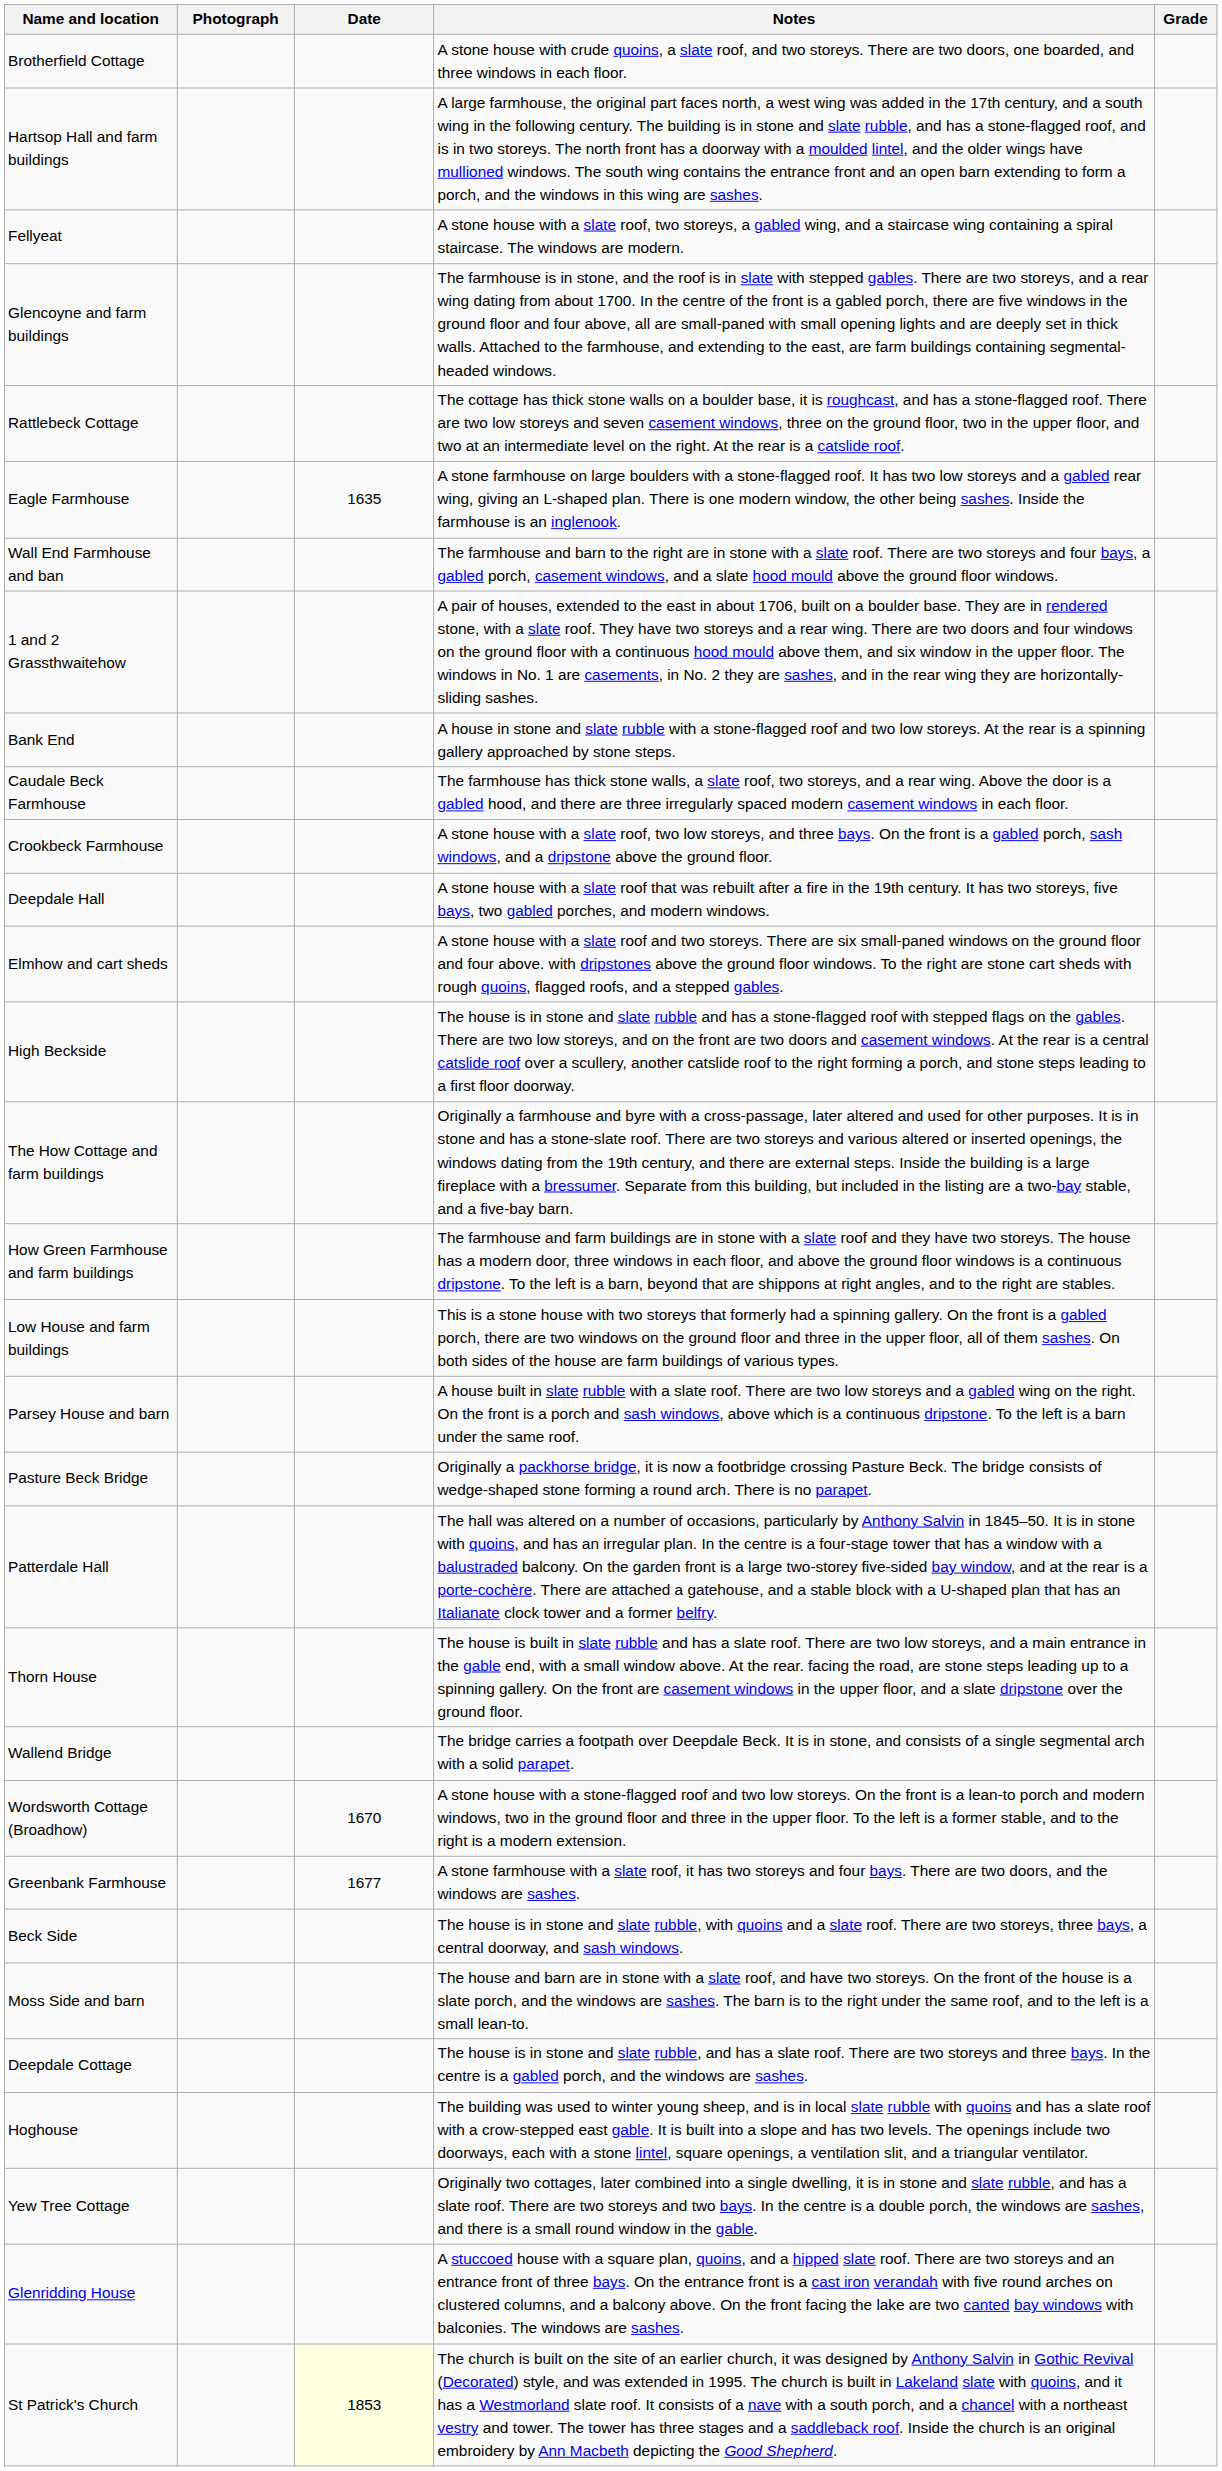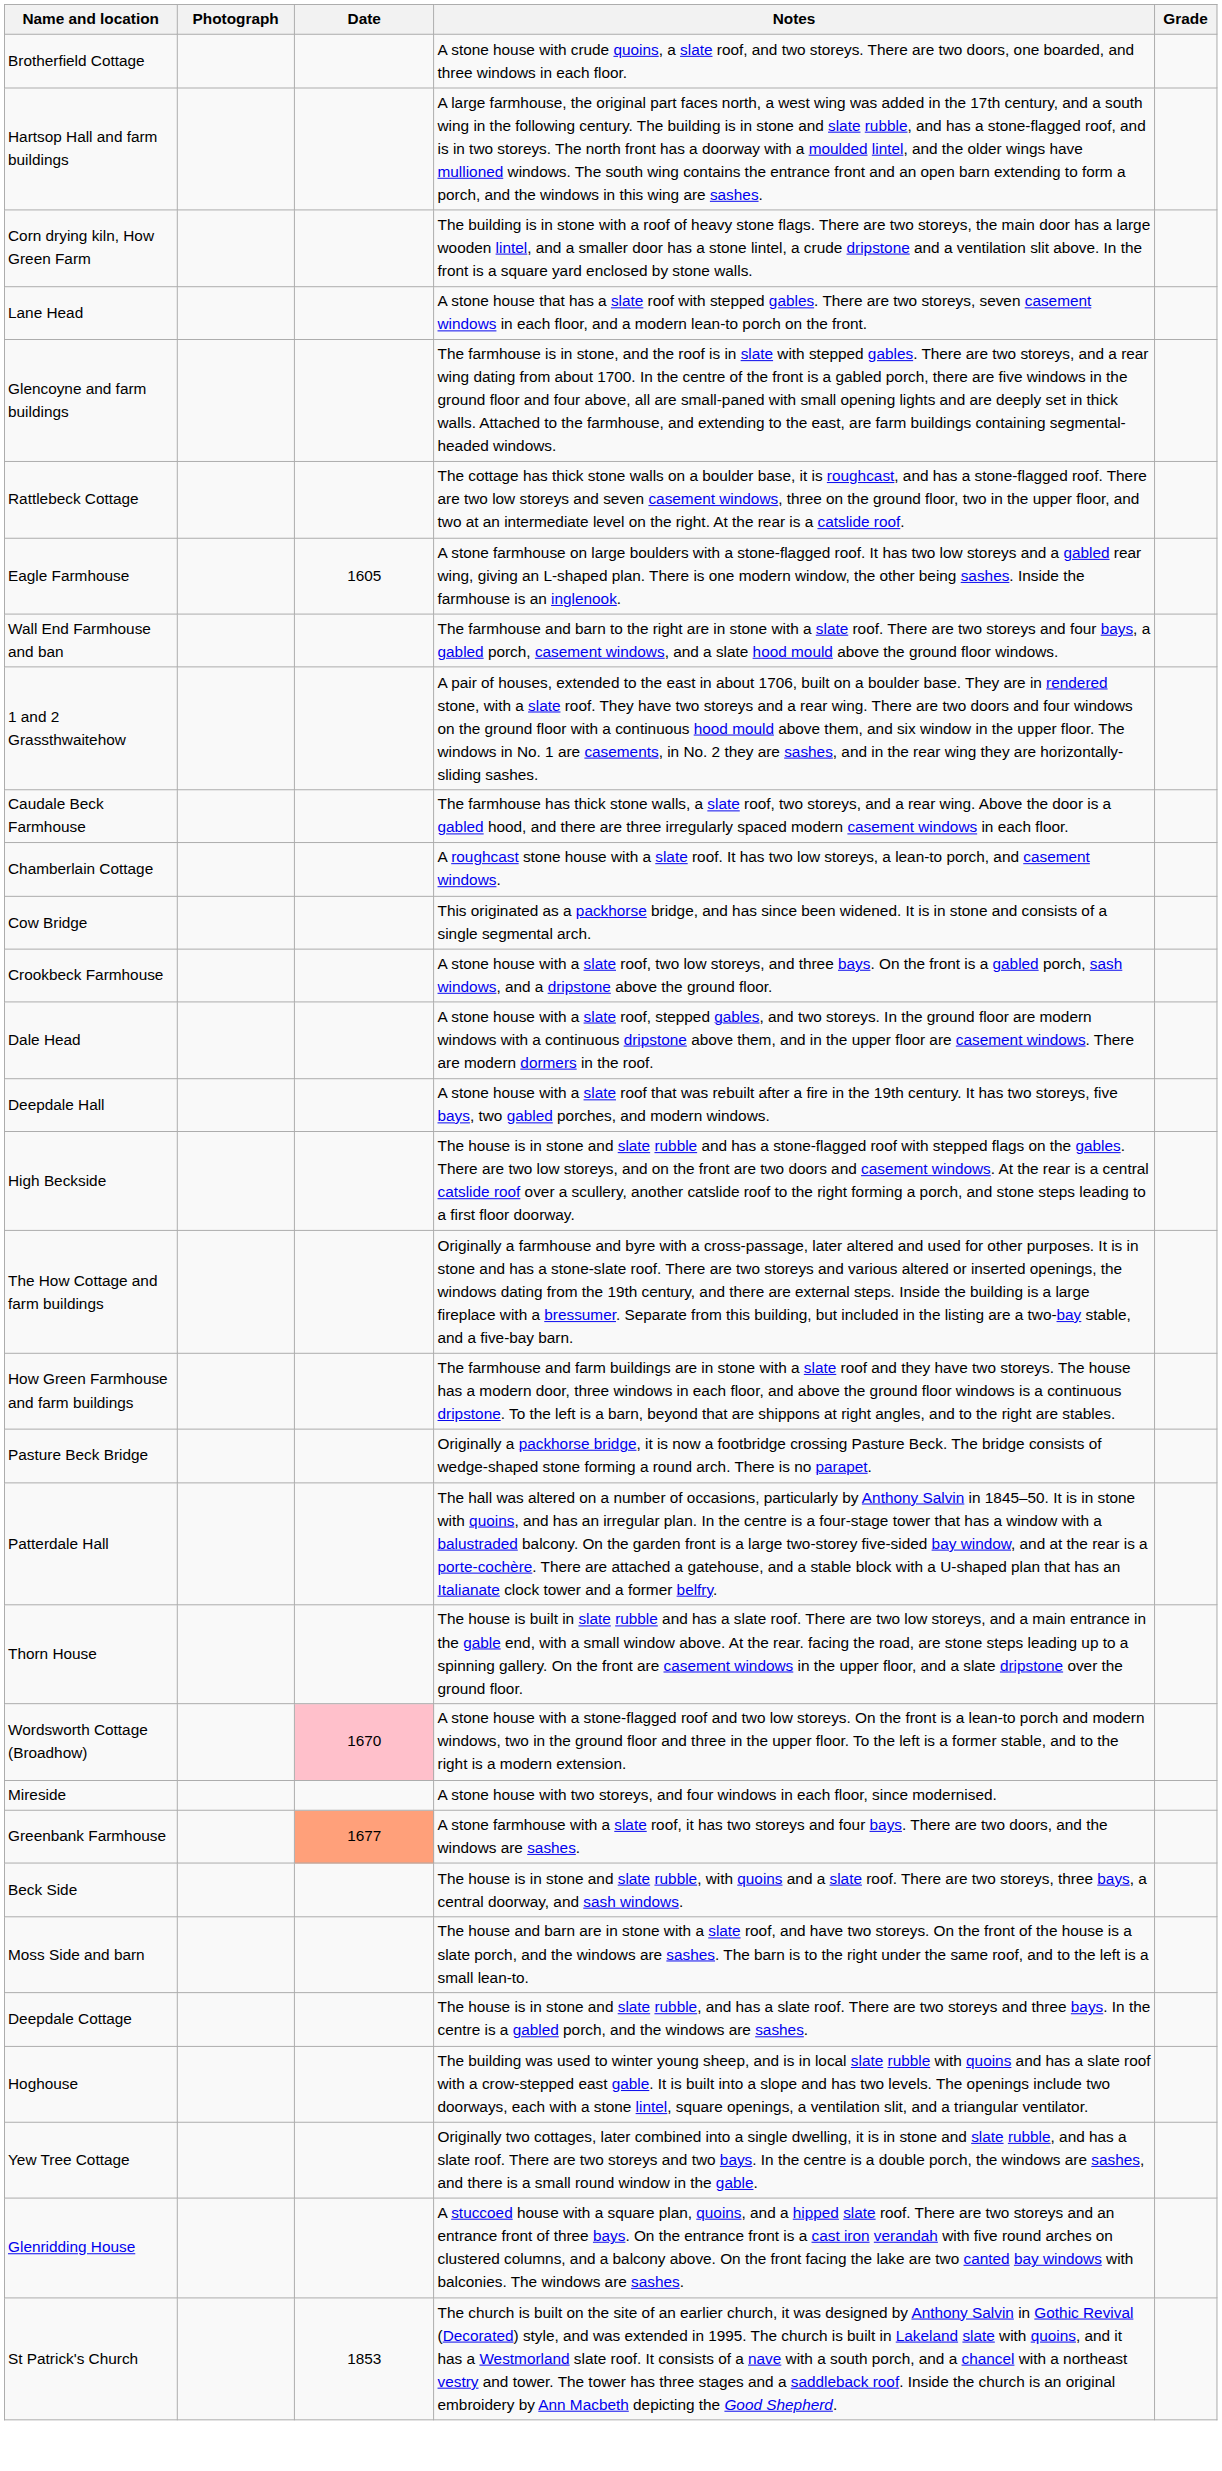- row: (35, 236)
+ row: (81, 248)
+ row: (46, 312)
(364, 499) 1635 -> (364, 575) 1605
- row: (41, 739)
+ row: (81, 869)
+ row: (48, 922)
+ row: (44, 1040)
- row: (88, 964)
- row: (79, 1337)
- row: (89, 1414)
- row: (60, 1753)
(364, 1818) no background -> (364, 1742) pink background
+ row: (37, 1795)
(364, 1882) no background -> (364, 1836) lightsalmon background
(364, 2404) lightyellow background -> (364, 2358) no background
